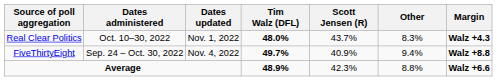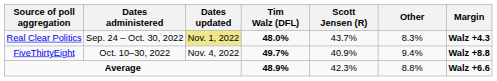(135, 38) Oct. 10–30, 2022 -> (135, 38) Sep. 24 – Oct. 30, 2022
(213, 38) no background -> (213, 38) khaki background
(135, 53) Sep. 24 – Oct. 30, 2022 -> (135, 53) Oct. 10–30, 2022
